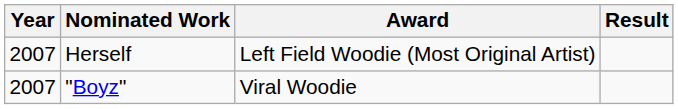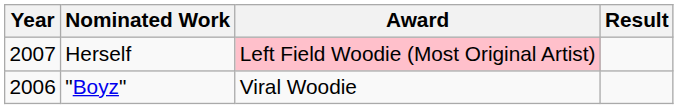(418, 53) no background -> (418, 53) pink background
(33, 86) 2007 -> (33, 86) 2006
